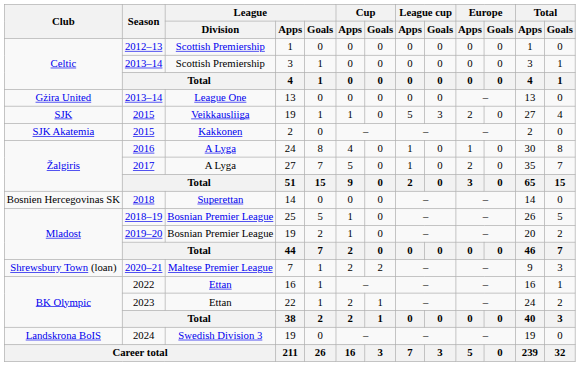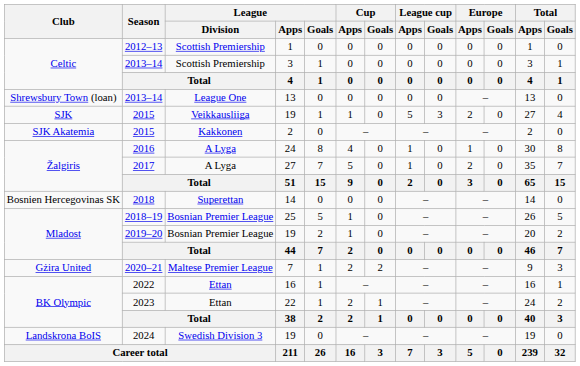(63, 98) Gżira United -> (63, 98) Shrewsbury Town (loan)
(63, 268) Shrewsbury Town (loan) -> (63, 268) Gżira United
